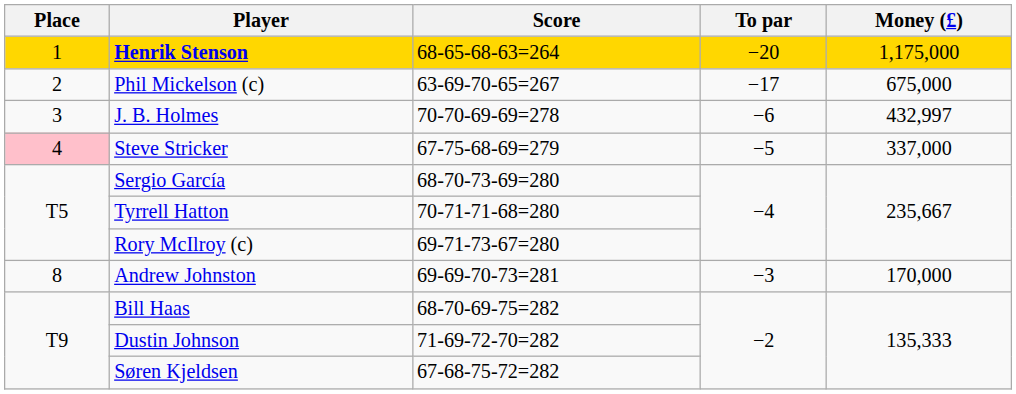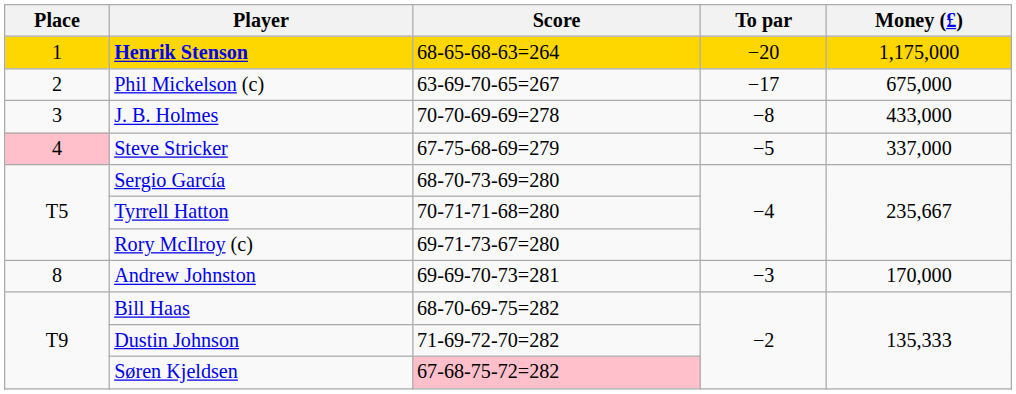(764, 116) −6 -> (764, 116) −8
(919, 116) 432,997 -> (919, 116) 433,000
(488, 372) no background -> (488, 372) pink background
